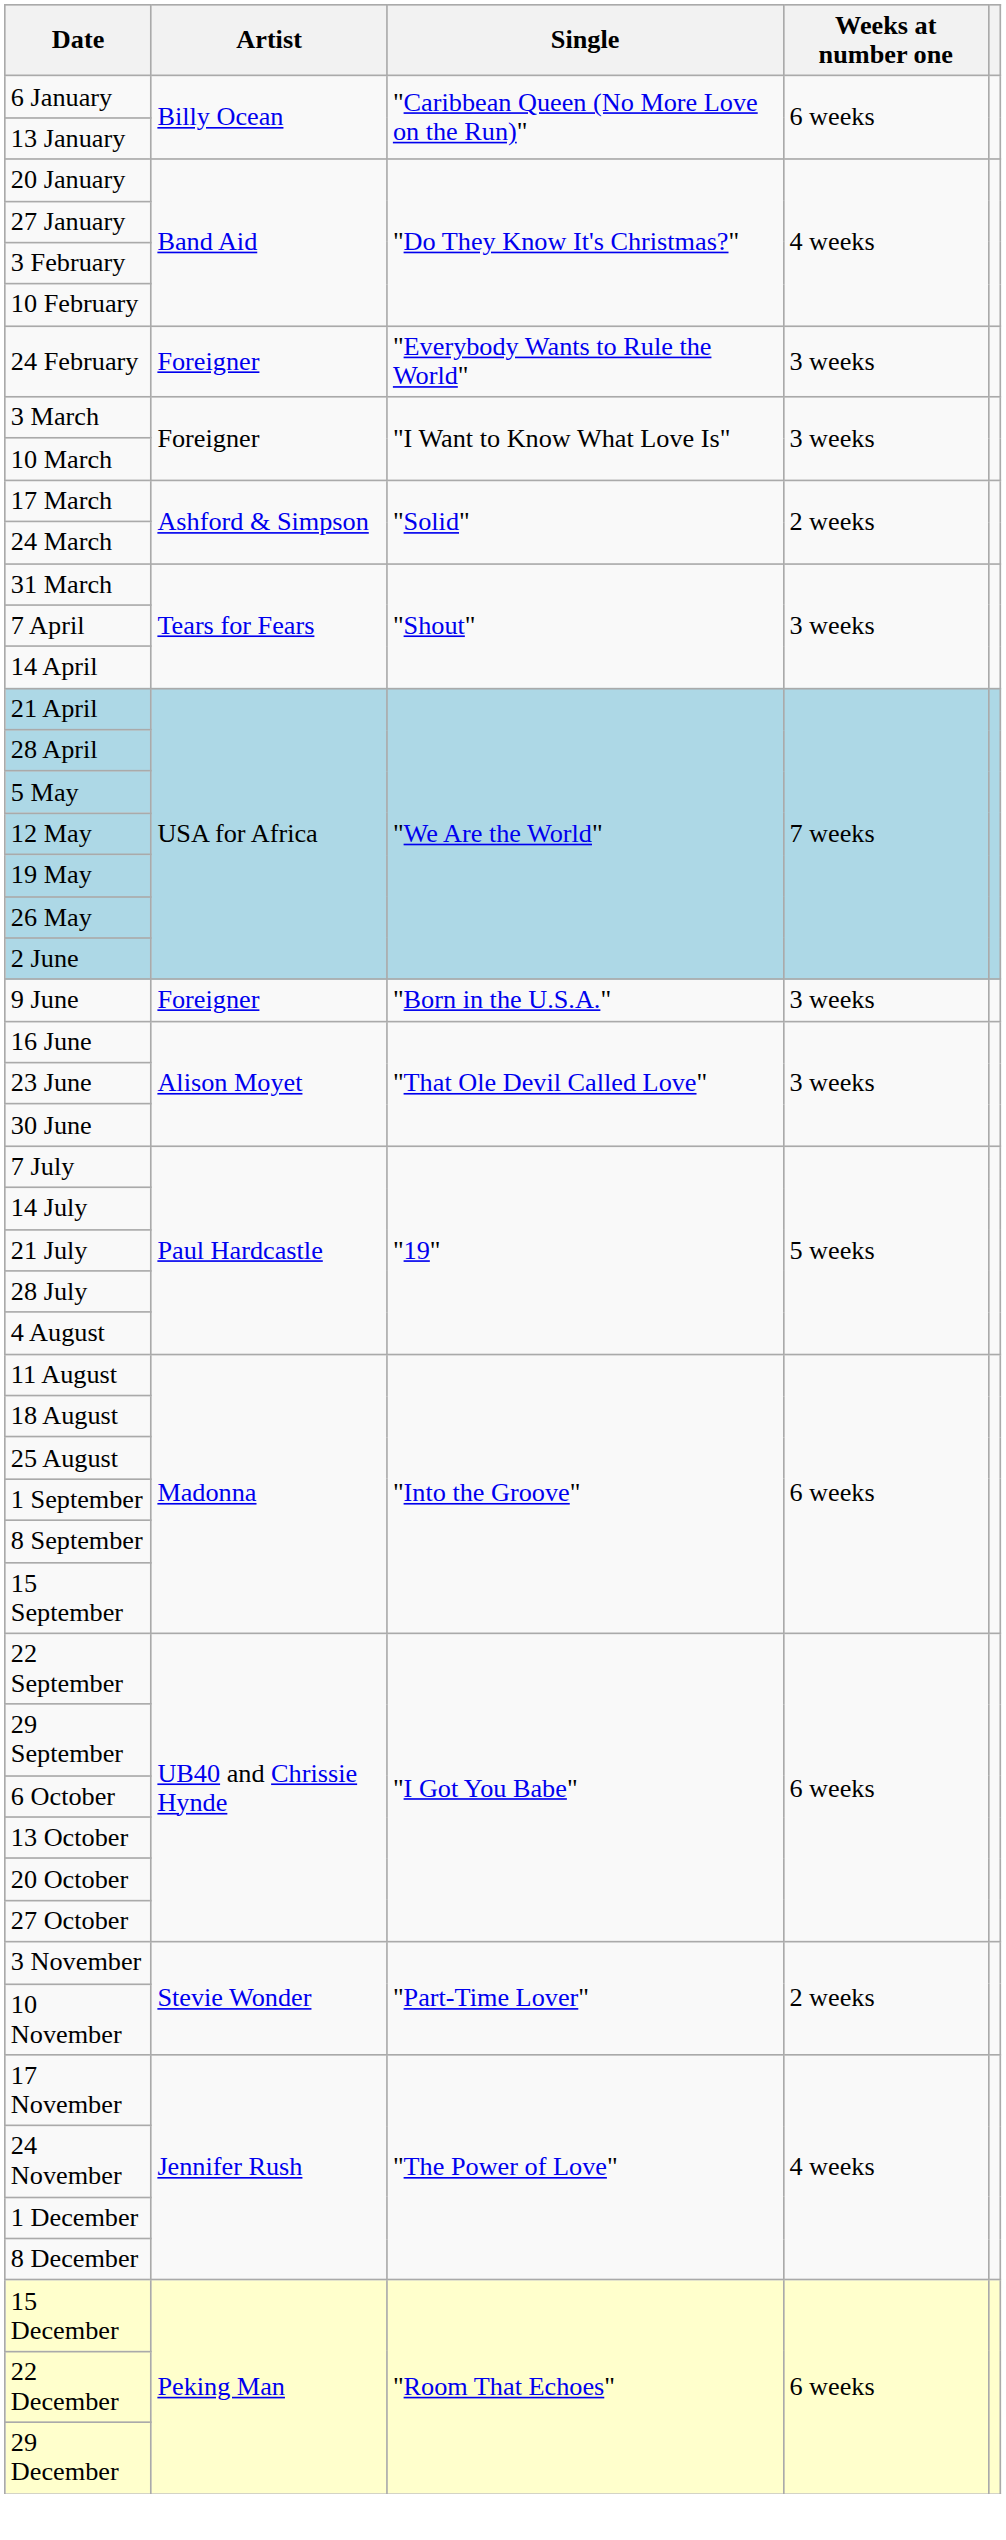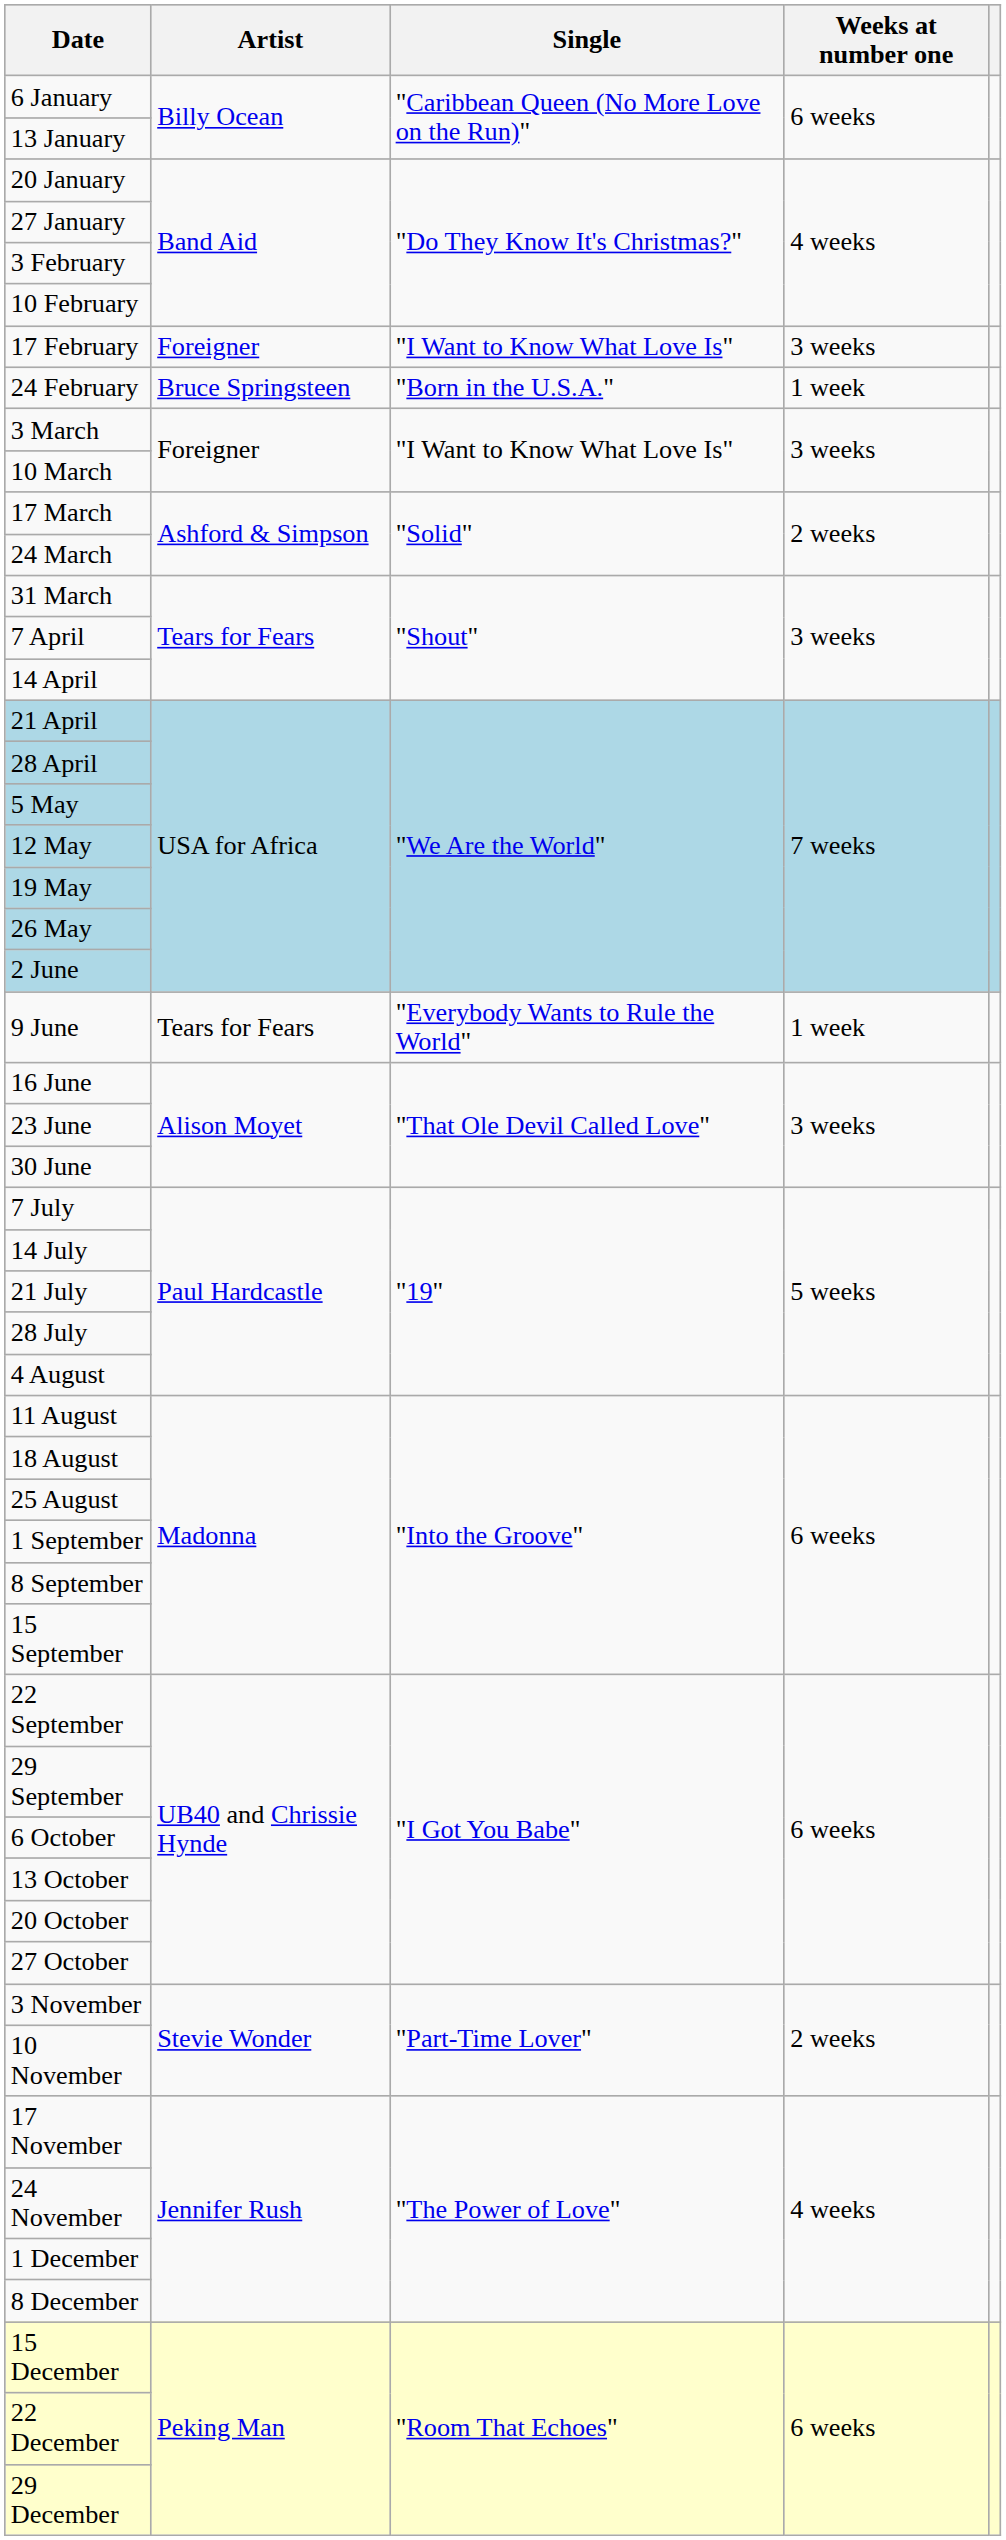+ row: (75, 346)
(208, 360) Foreigner -> (254, 387) Bruce Springsteen
(552, 360) "Everybody Wants to Rule the World" -> (505, 387) "Born in the U.S.A."
(832, 360) 3 weeks -> (828, 387) 1 week
(208, 999) Foreigner -> (236, 1026) Tears for Fears
(502, 999) "Born in the U.S.A." -> (555, 1026) "Everybody Wants to Rule the World"
(832, 999) 3 weeks -> (828, 1026) 1 week
